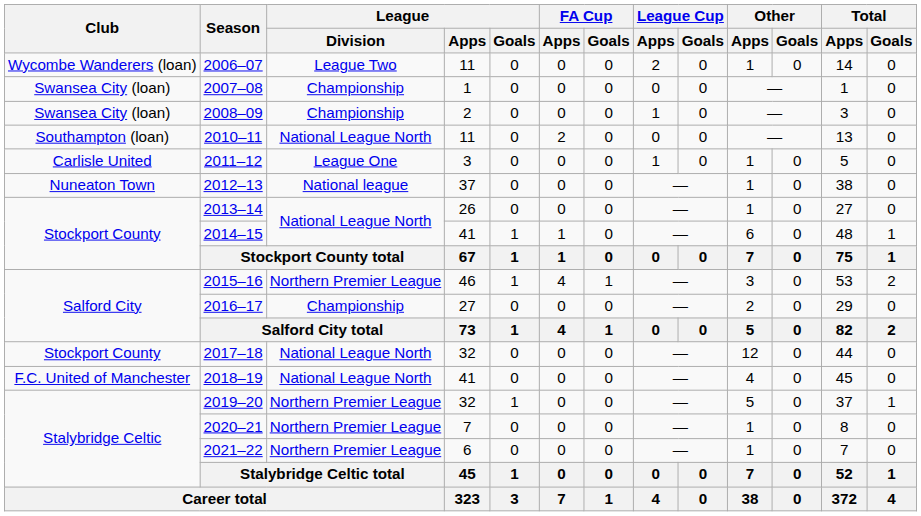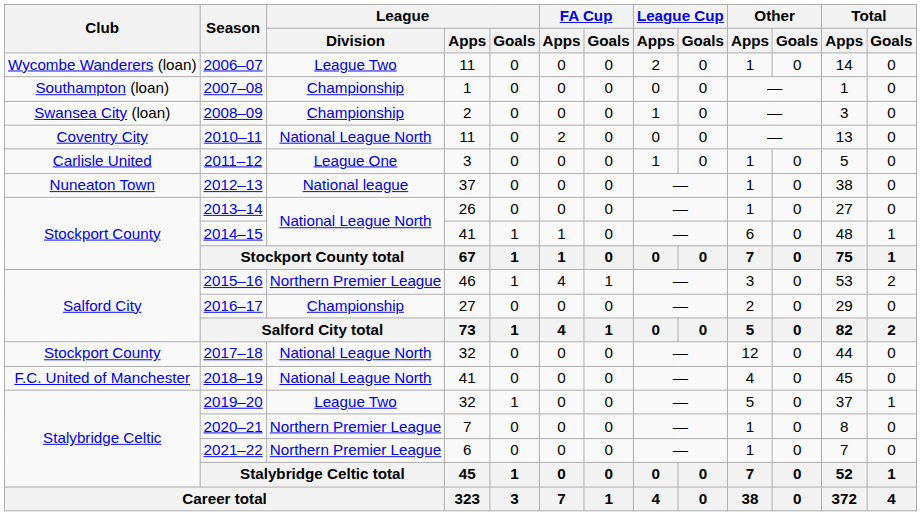(102, 88) Swansea City (loan) -> (102, 88) Southampton (loan)
(102, 137) Southampton (loan) -> (102, 137) Coventry City
(355, 402) Northern Premier League -> (355, 402) League Two
